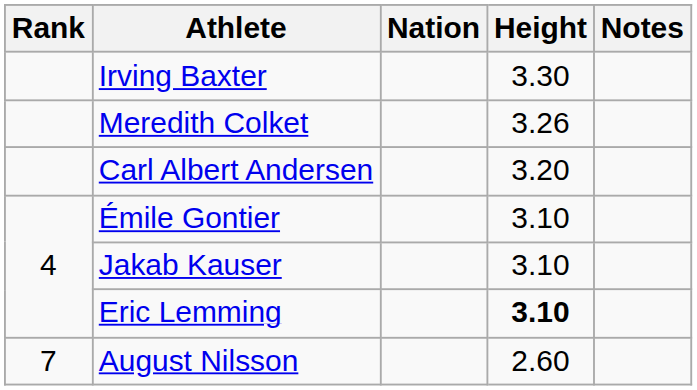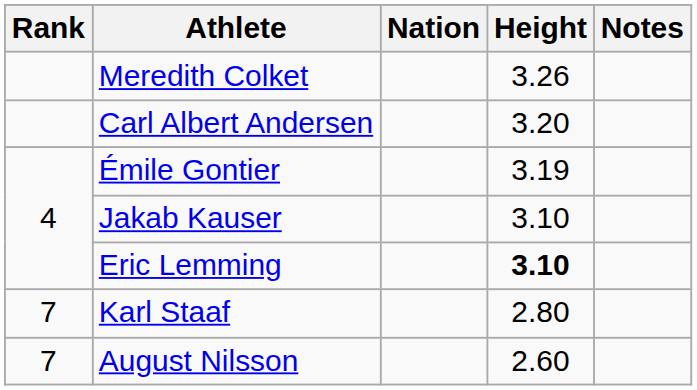- row: (183, 75)
(540, 218) 3.10 -> (540, 170) 3.19
+ row: (164, 312)
